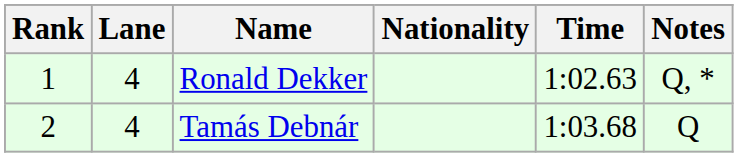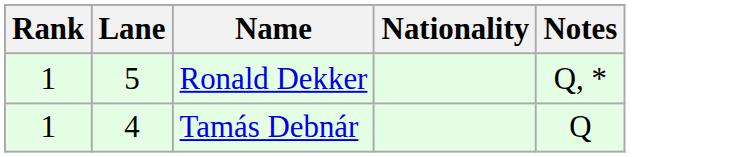- column: (590, 28)
(132, 77) 4 -> (132, 77) 5
(48, 126) 2 -> (48, 126) 1
